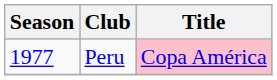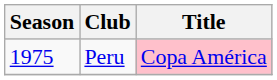(32, 56) 1977 -> (32, 56) 1975
